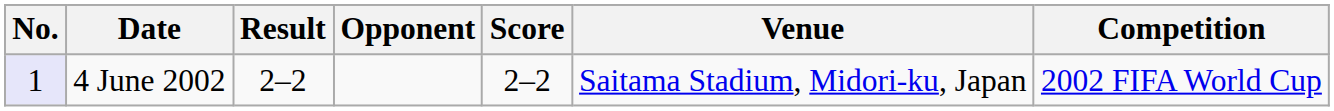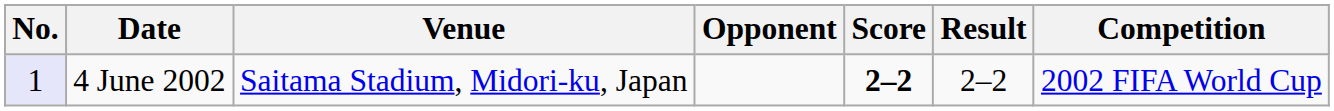columns swapped: (803, 29) <-> (283, 29)
(527, 79) normal -> (889, 79) bold
